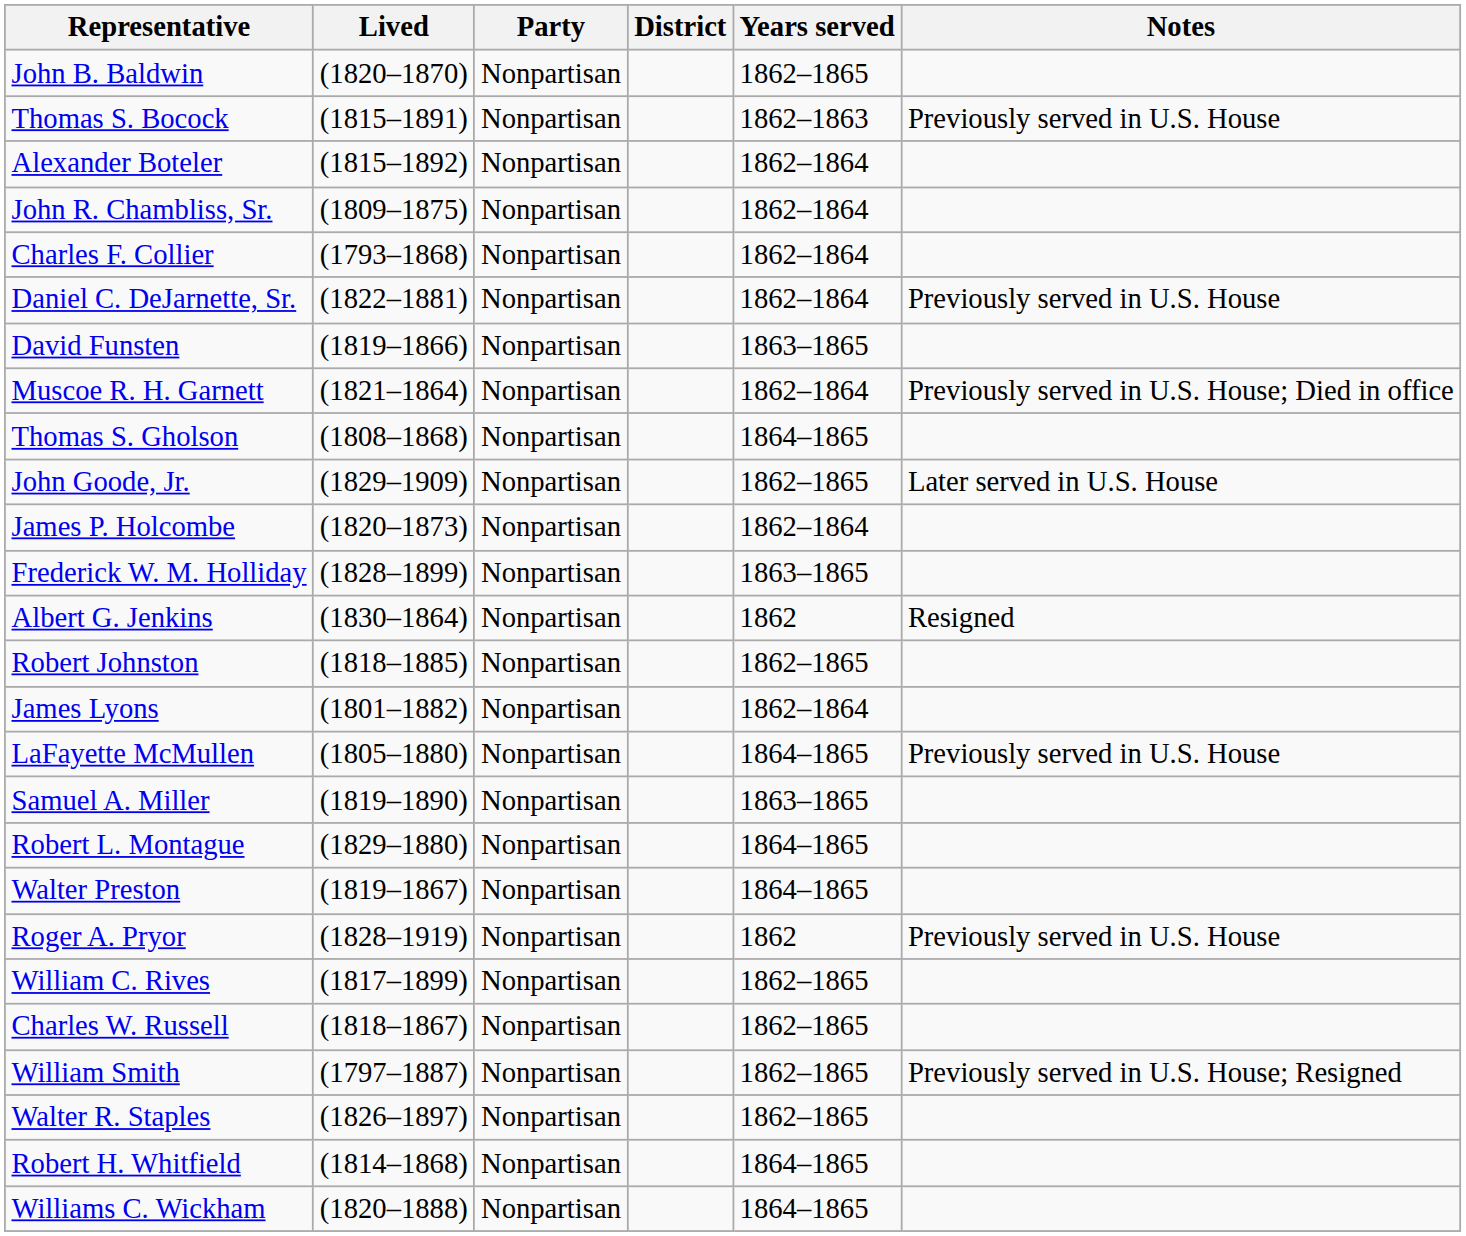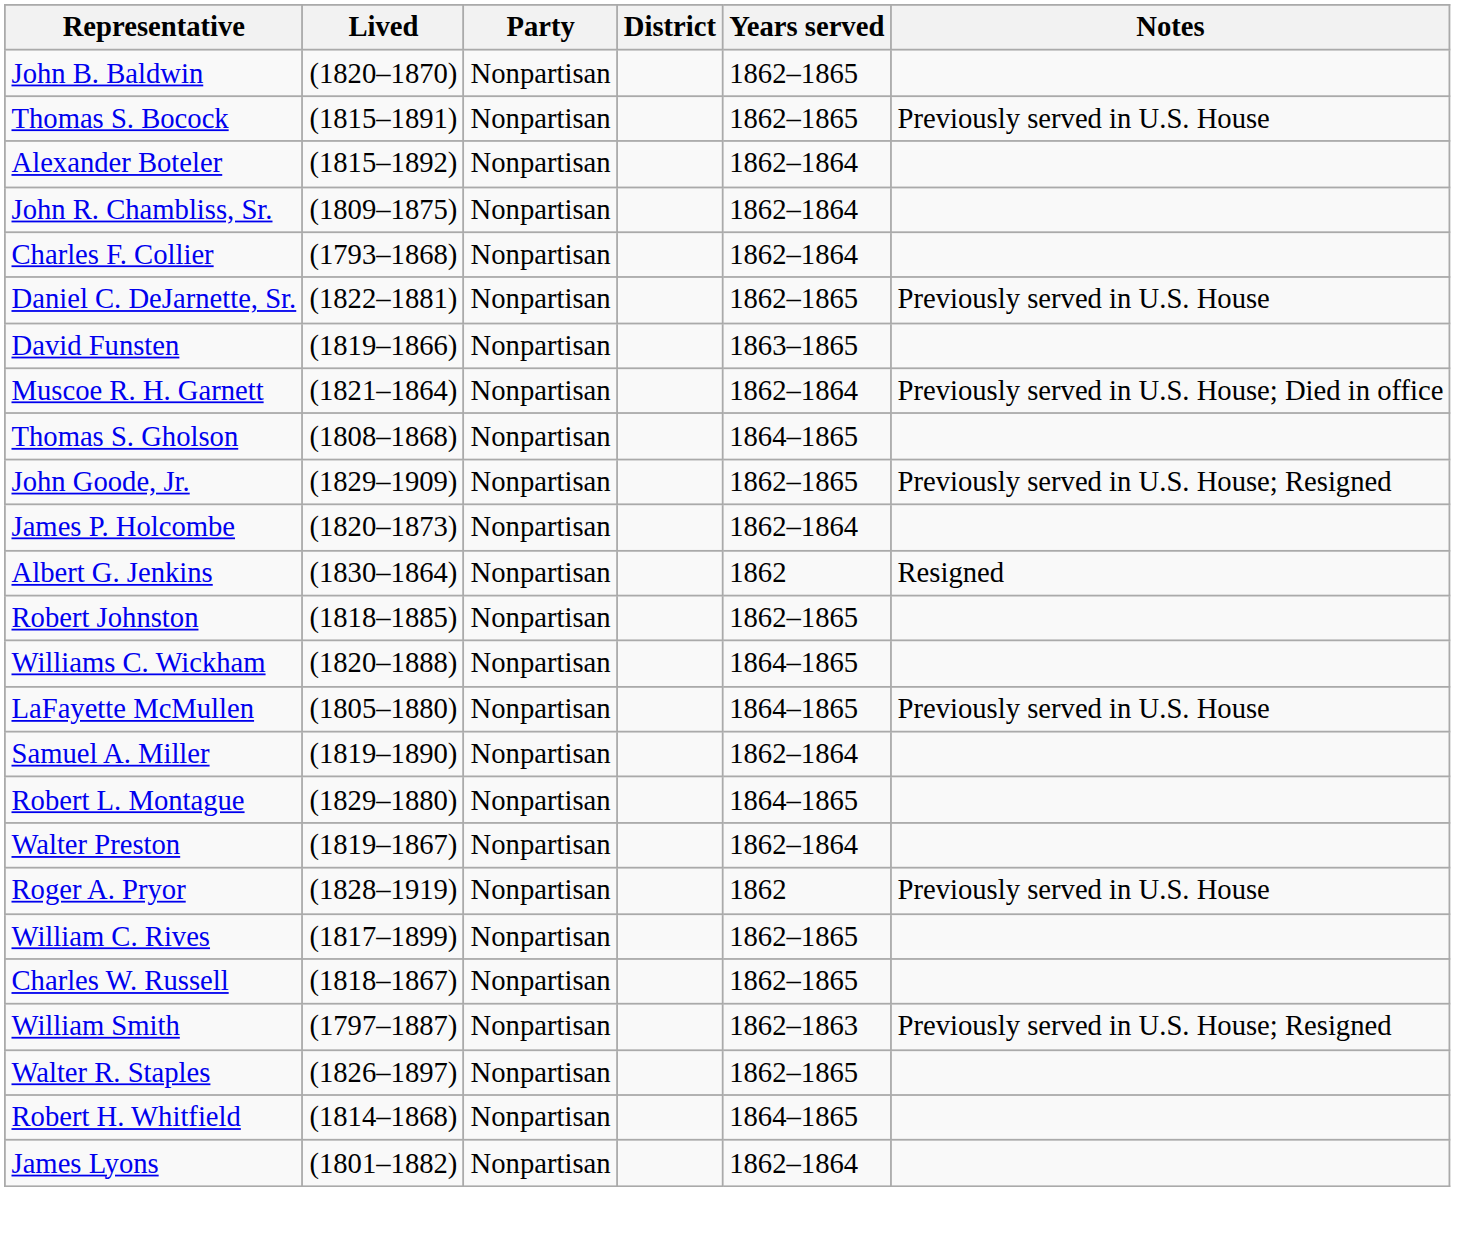(804, 118) 1862–1863 -> (794, 118) 1862–1865
(804, 299) 1862–1864 -> (794, 299) 1862–1865
(1063, 481) Later served in U.S. House -> (1145, 481) Previously served in U.S. House; Resigned
- row: (159, 572)
rows swapped: (85, 708) <-> (139, 1208)
(804, 799) 1863–1865 -> (794, 753) 1862–1864
(804, 890) 1864–1865 -> (794, 844) 1862–1864
(804, 1071) 1862–1865 -> (794, 1026) 1862–1863
